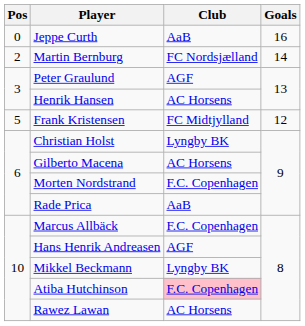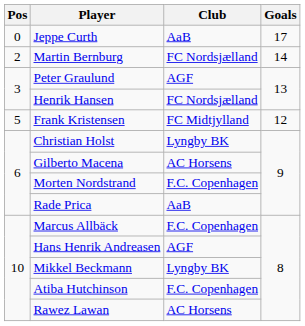(280, 36) 16 -> (280, 36) 17
(199, 99) AC Horsens -> (212, 99) FC Nordsjælland
(212, 288) pink background -> (212, 288) no background
